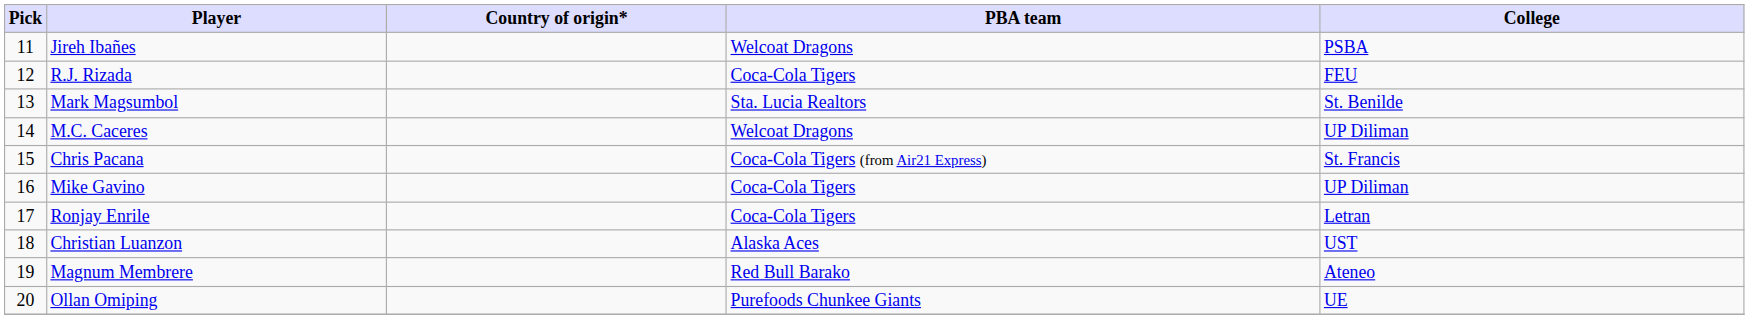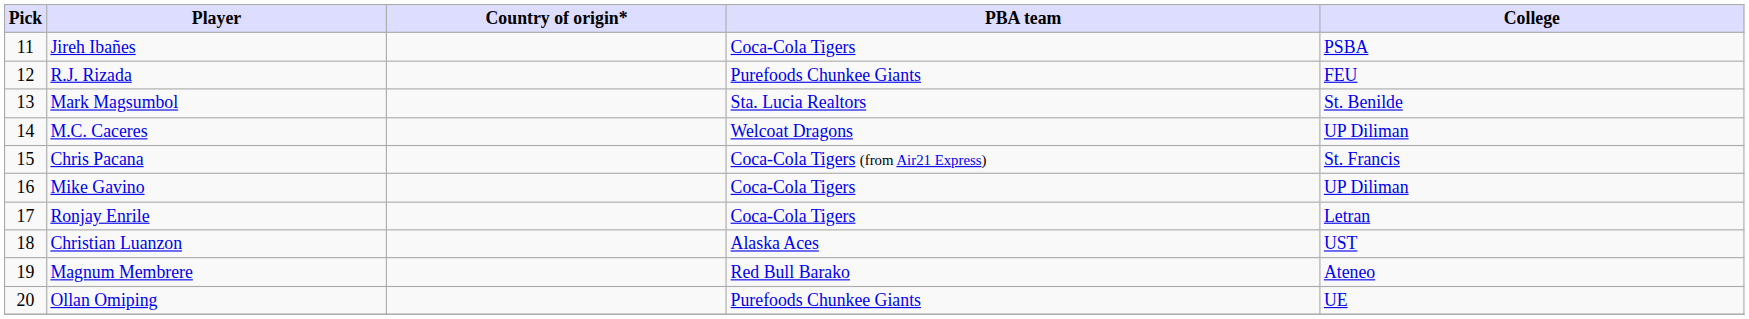(792, 46) Welcoat Dragons -> (793, 46) Coca-Cola Tigers
(793, 74) Coca-Cola Tigers -> (826, 74) Purefoods Chunkee Giants
